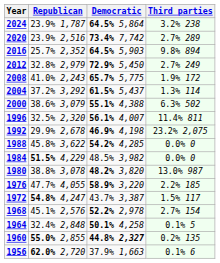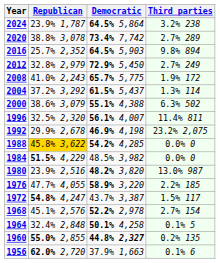(58, 38) 23.9% 2,516 -> (58, 38) 38.8% 3,078
(58, 145) no background -> (58, 145) gold background
(58, 172) 38.8% 3,078 -> (58, 172) 23.9% 2,516
